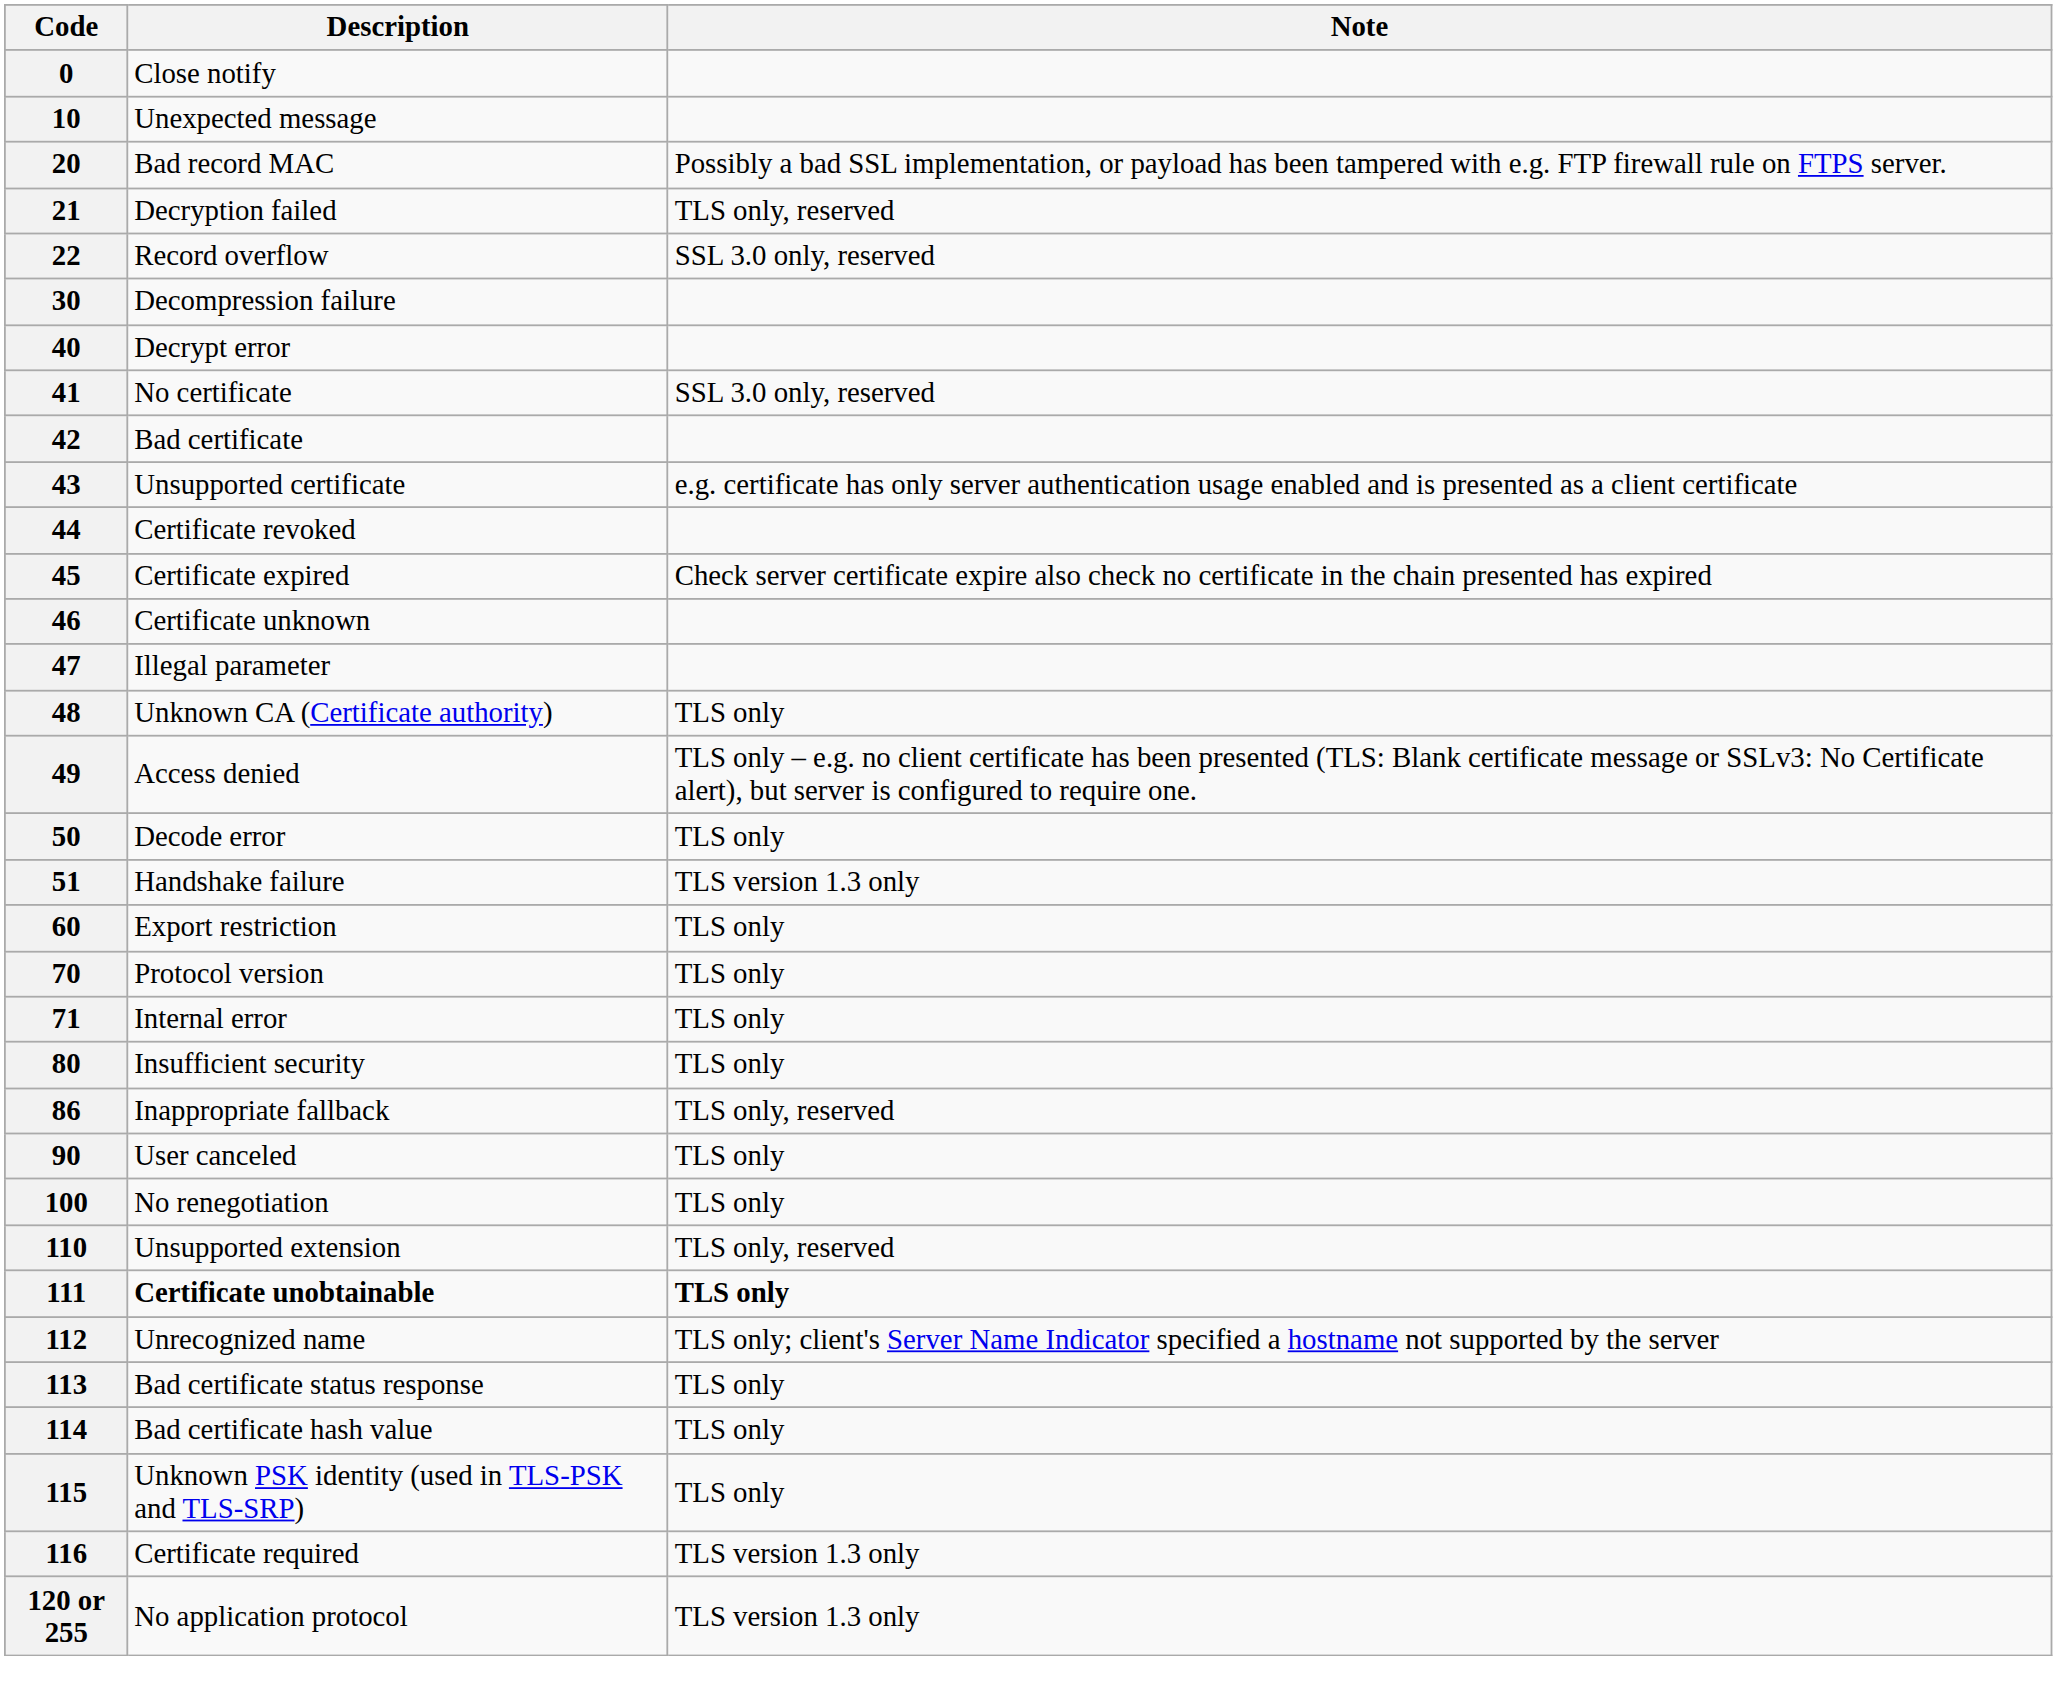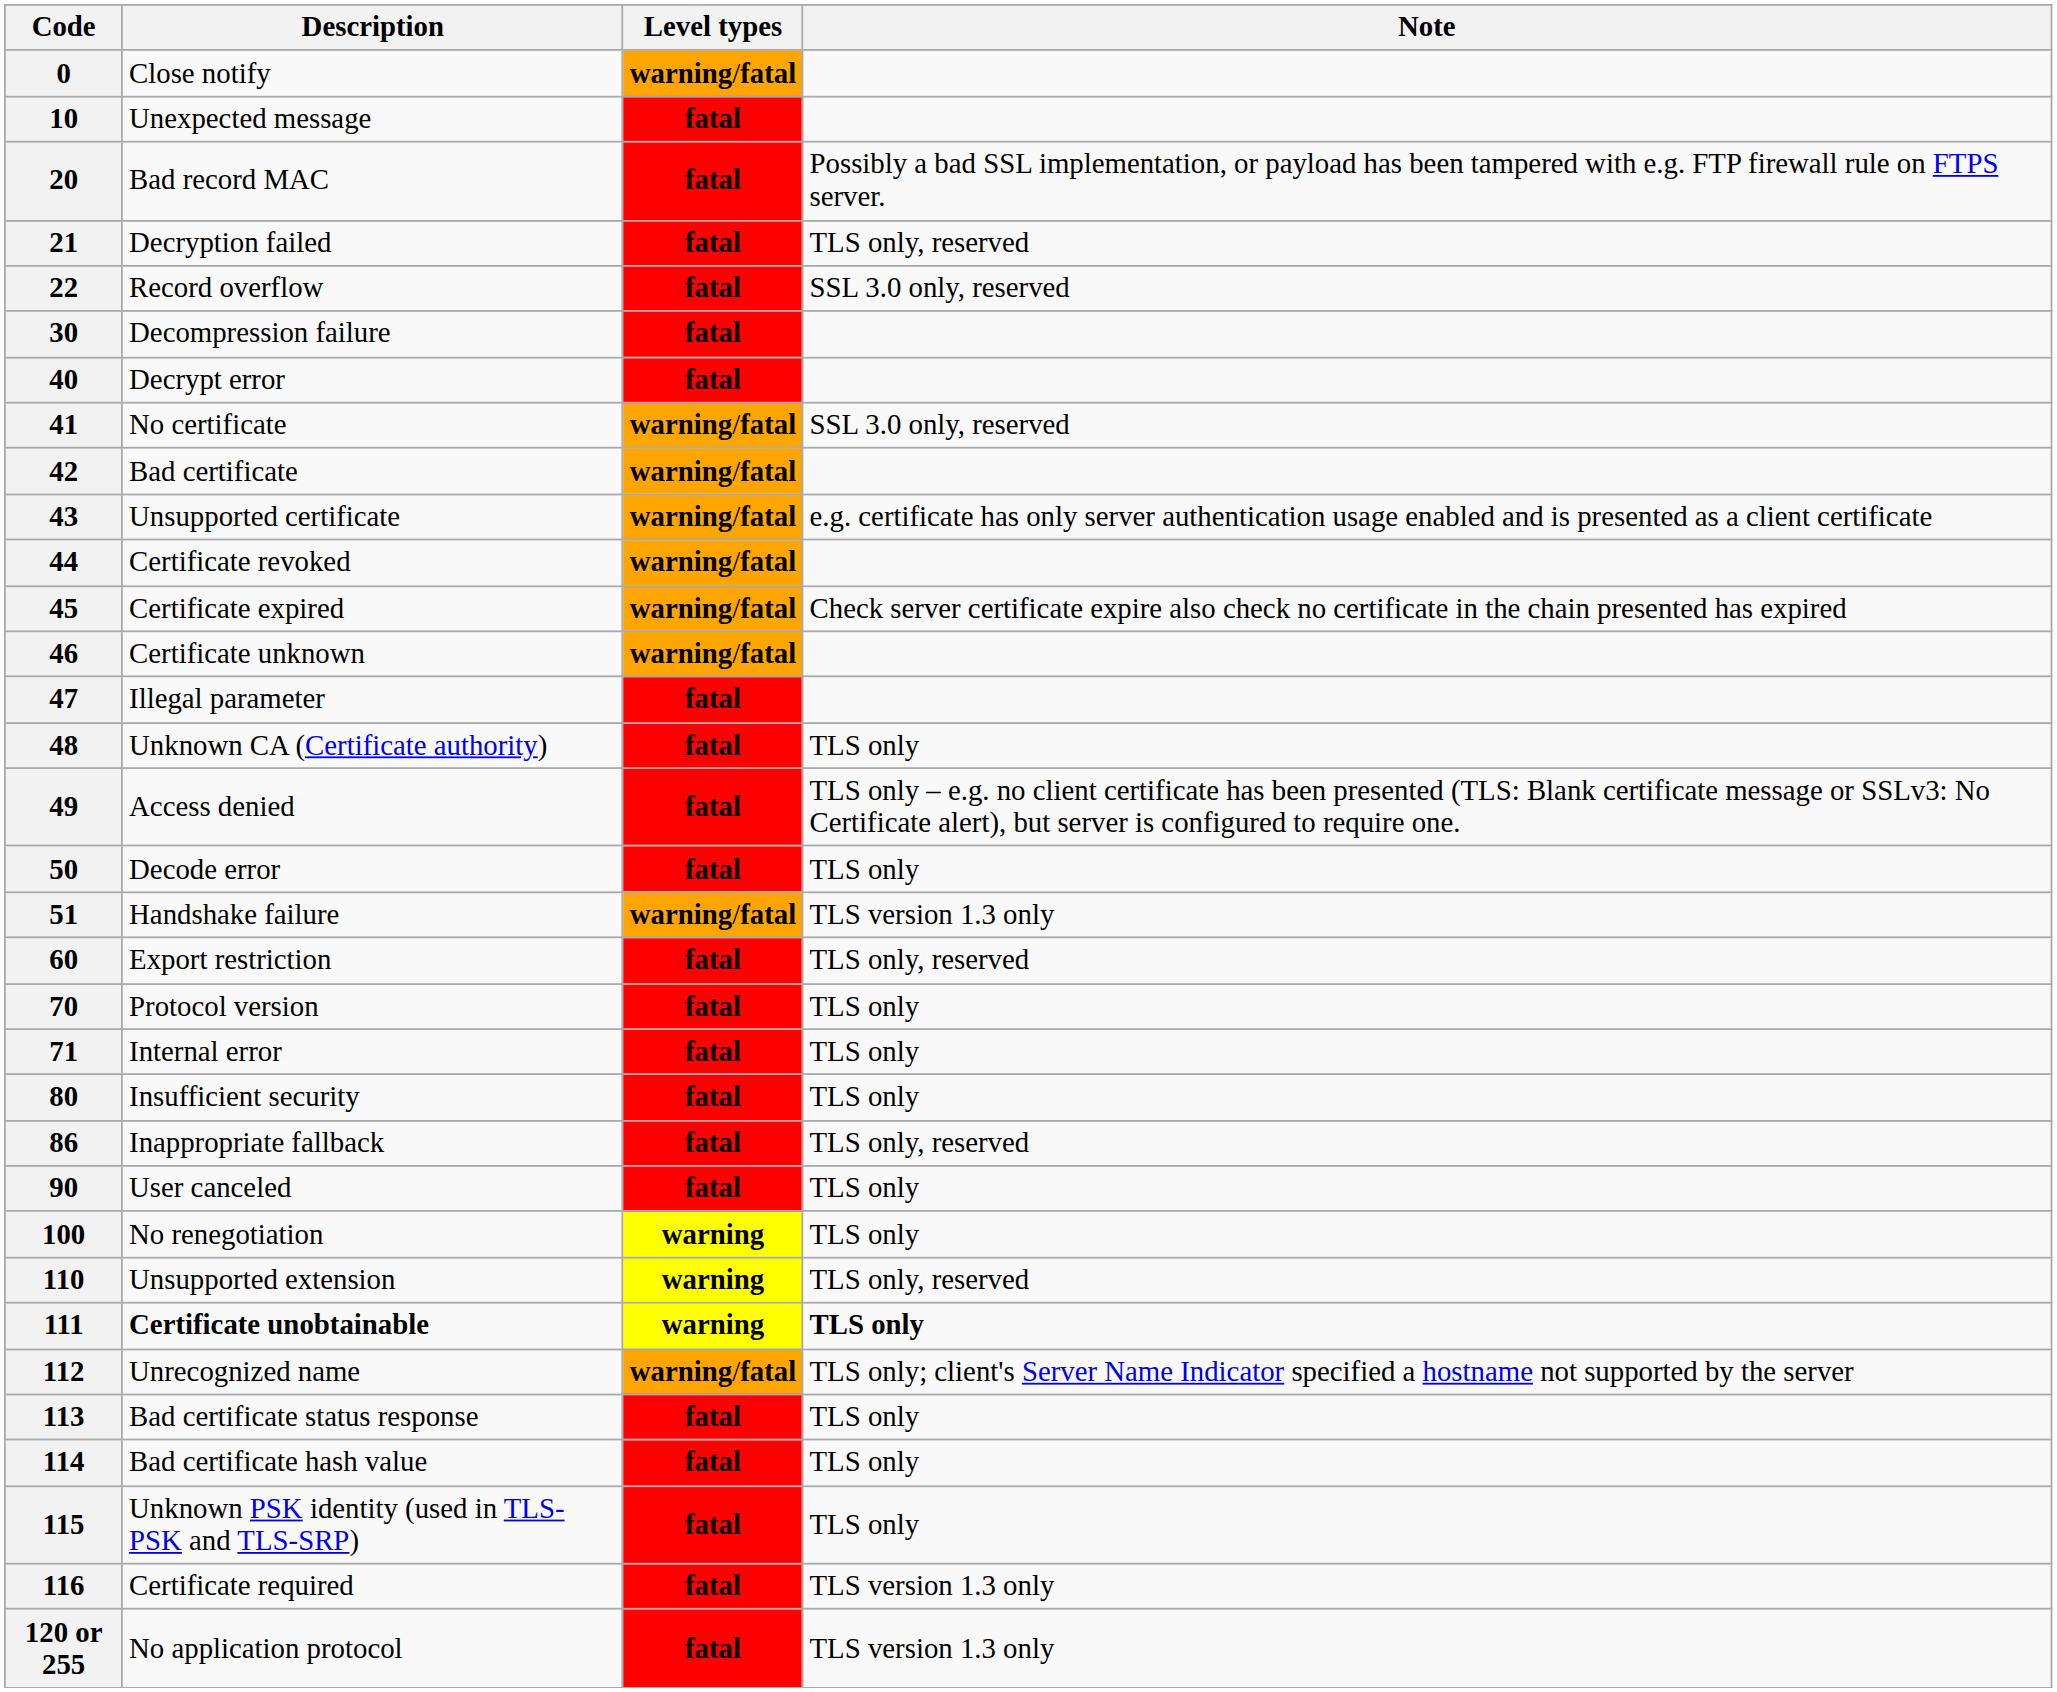+ column: (713, 27)
(729, 927) TLS only -> (919, 959) TLS only, reserved
